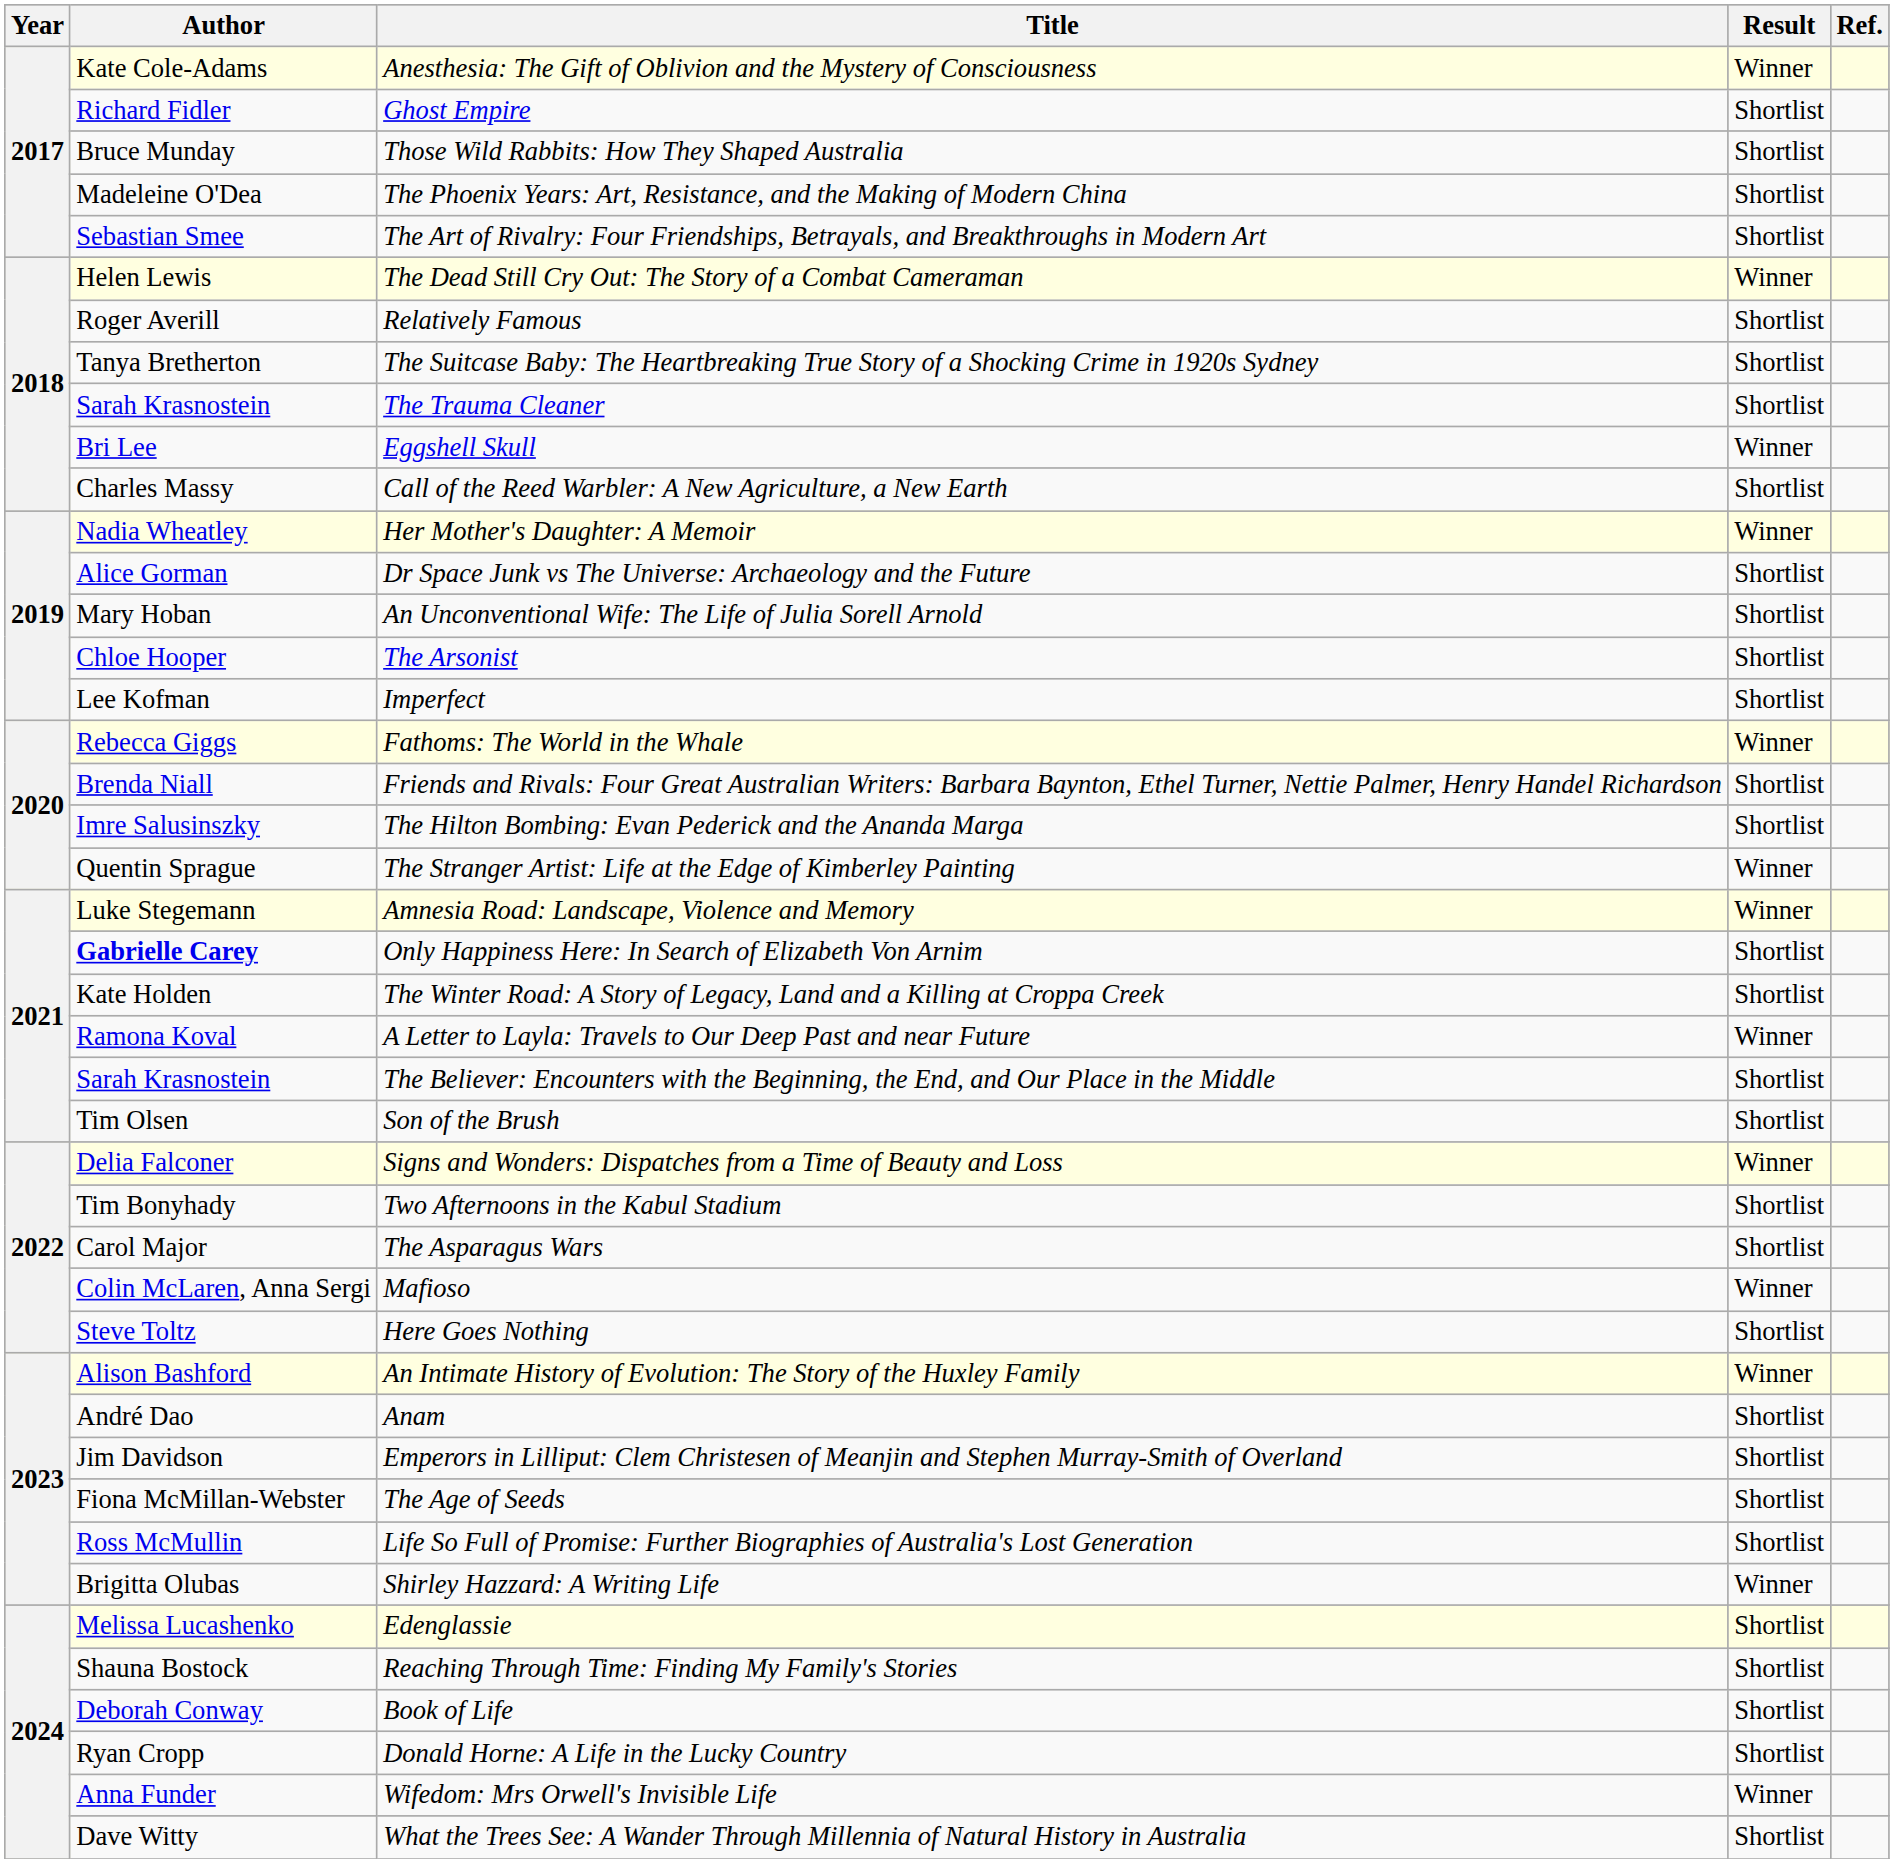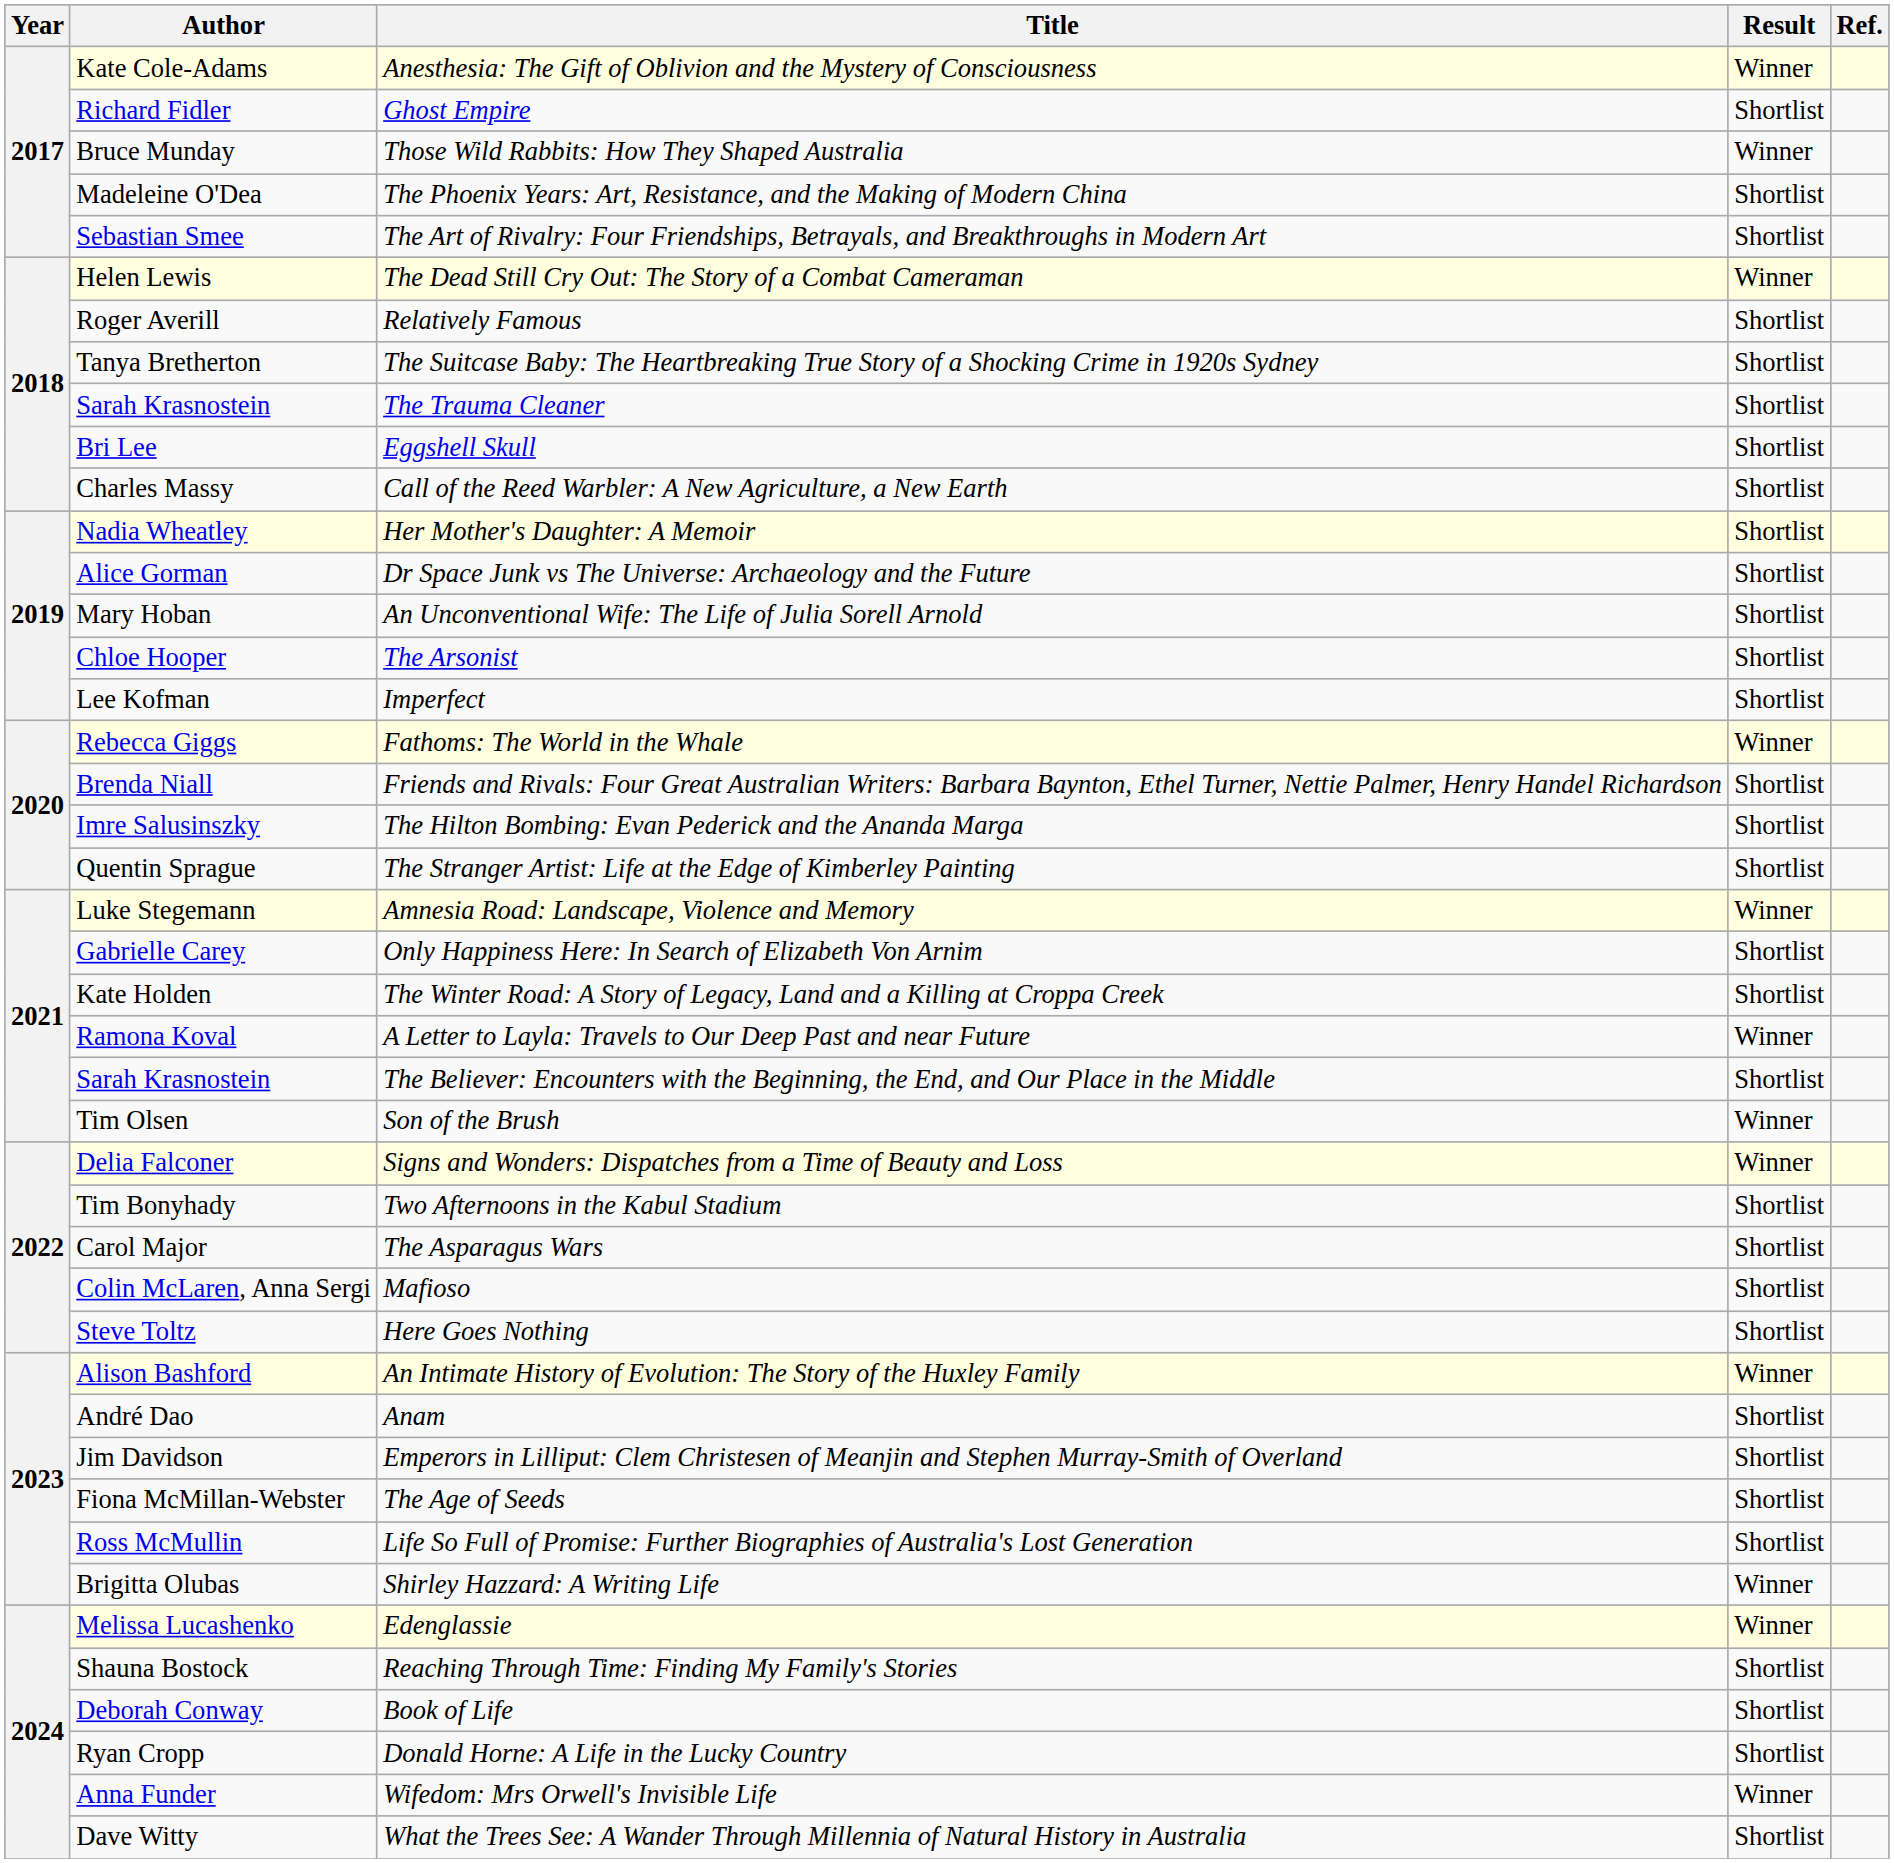(1779, 151) Shortlist -> (1773, 151) Winner
(1773, 446) Winner -> (1779, 446) Shortlist
(1773, 531) Winner -> (1779, 531) Shortlist
(1773, 868) Winner -> (1779, 868) Shortlist
(167, 952) bold -> (161, 952) normal
(1779, 1120) Shortlist -> (1773, 1120) Winner
(1773, 1289) Winner -> (1779, 1289) Shortlist
(1779, 1626) Shortlist -> (1773, 1626) Winner
